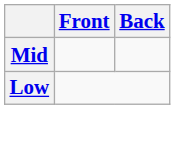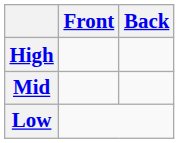+ row: (32, 54)
